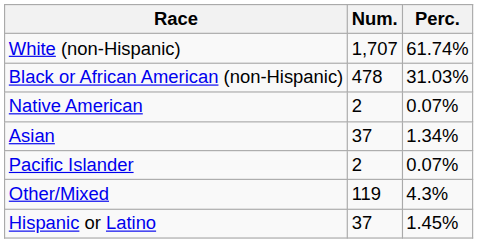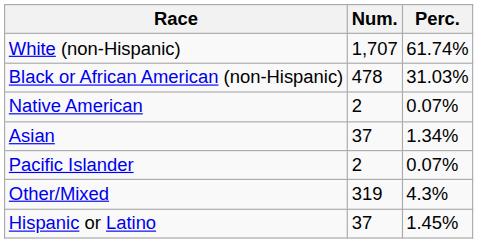(366, 194) 119 -> (367, 194) 319
